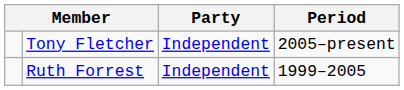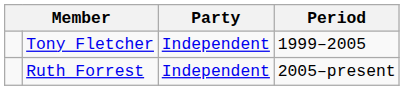(337, 45) 2005–present -> (322, 45) 1999–2005
(322, 71) 1999–2005 -> (337, 71) 2005–present
